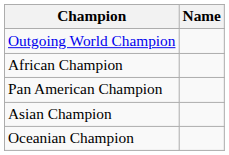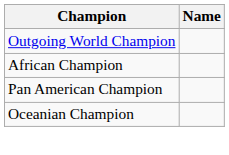- row: (60, 114)
